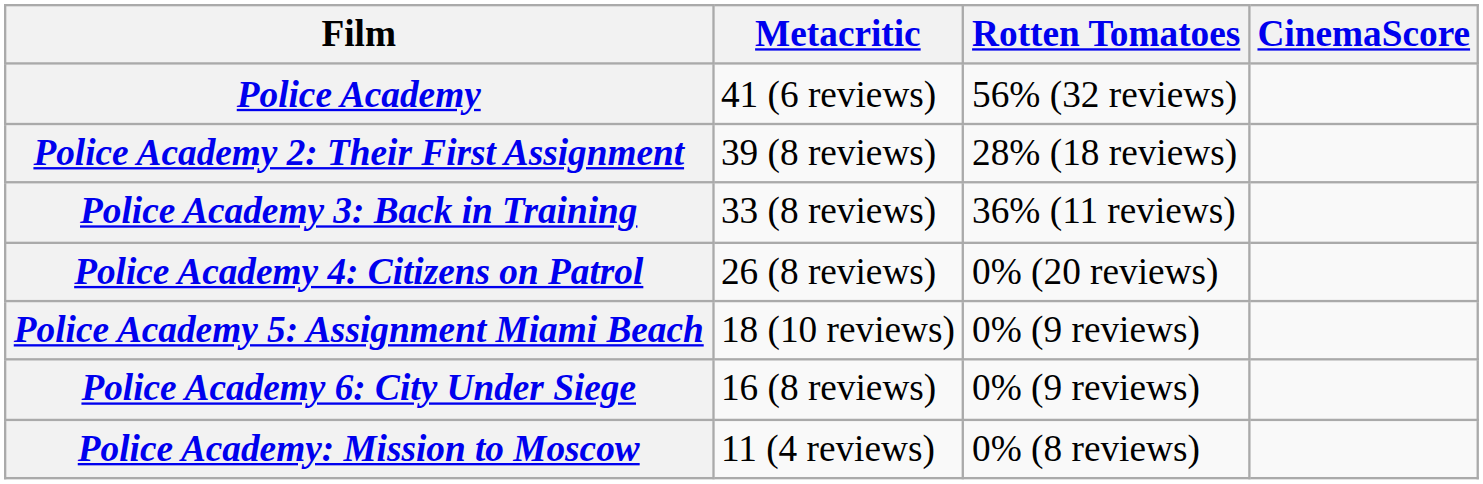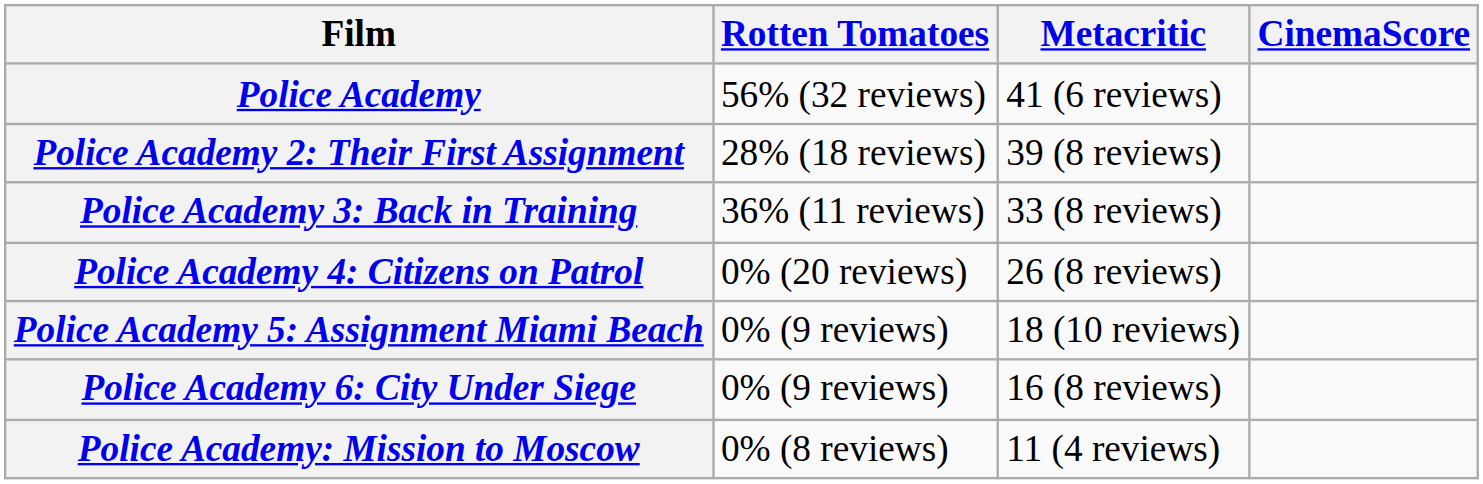columns swapped: (1106, 34) <-> (838, 34)
